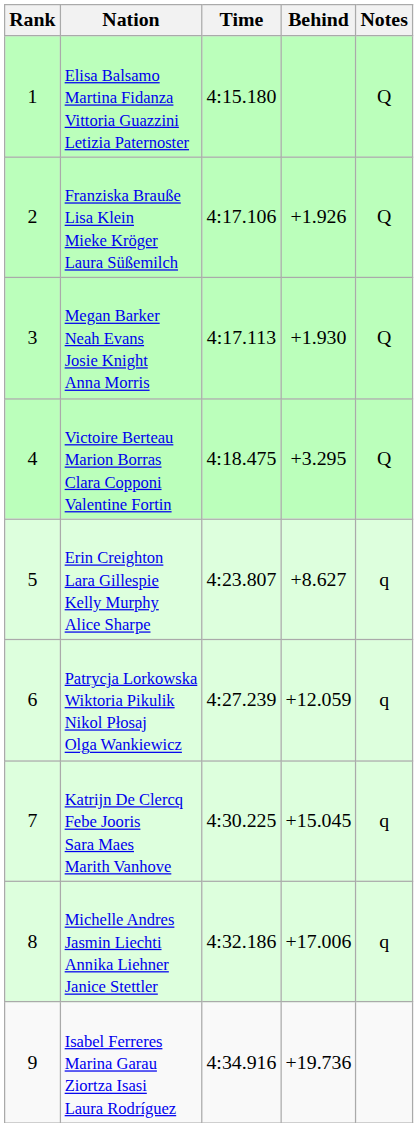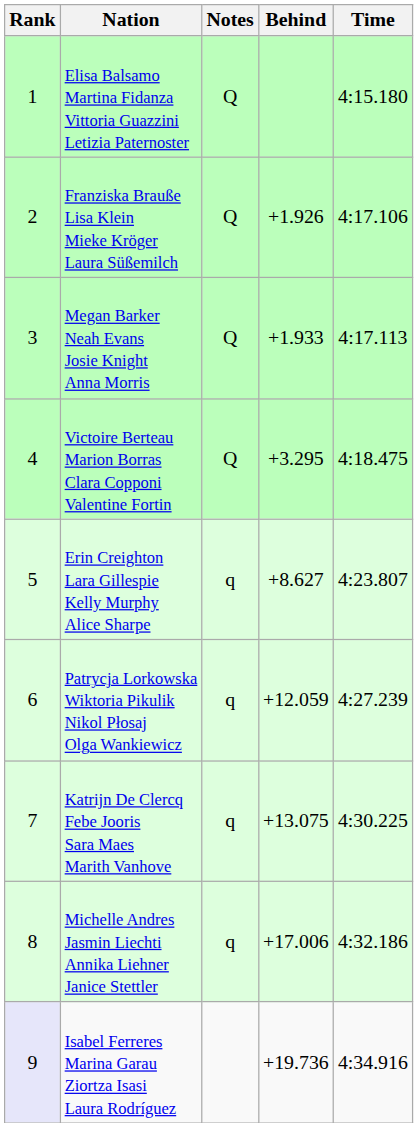columns swapped: (241, 20) <-> (384, 20)
(318, 337) +1.930 -> (296, 337) +1.933
(318, 820) +15.045 -> (296, 820) +13.075
(32, 1062) no background -> (32, 1062) lavender background
